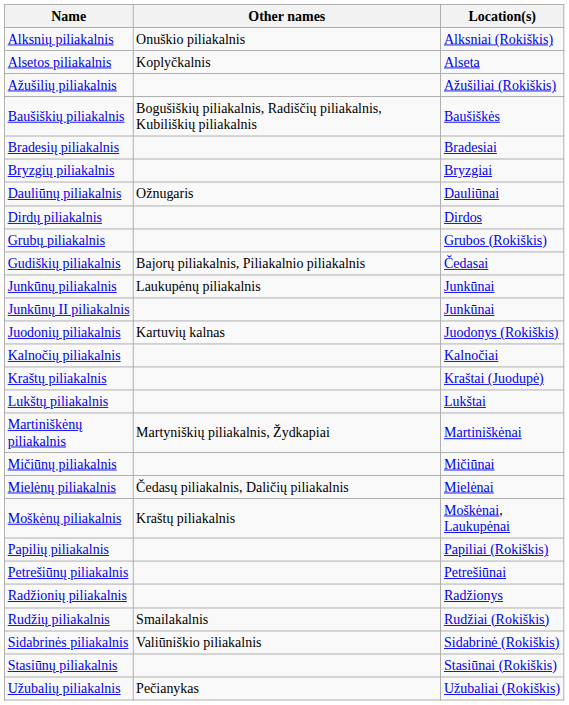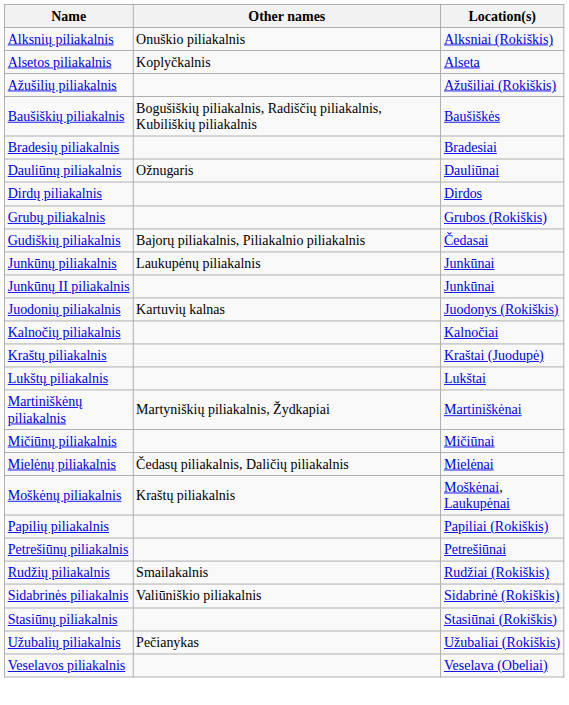- row: (61, 171)
- row: (67, 596)
+ row: (67, 665)
